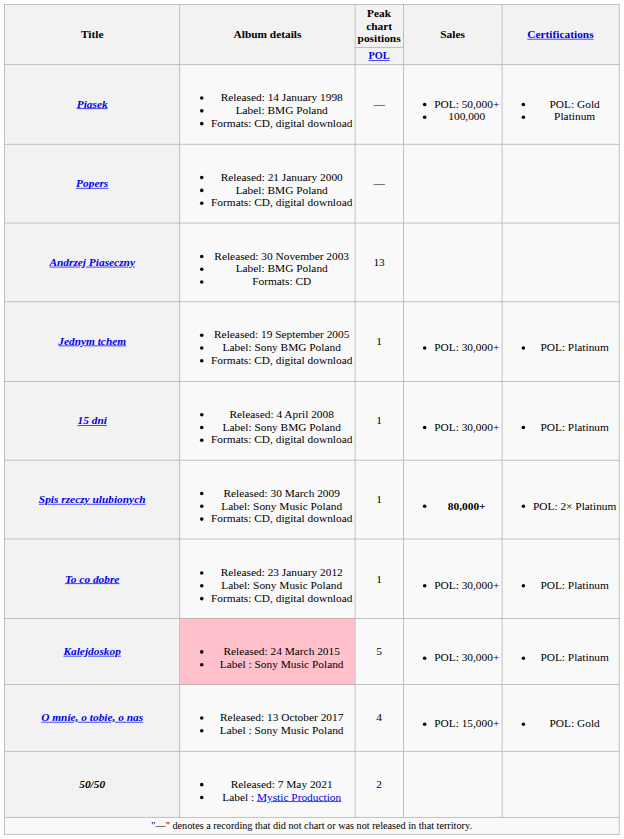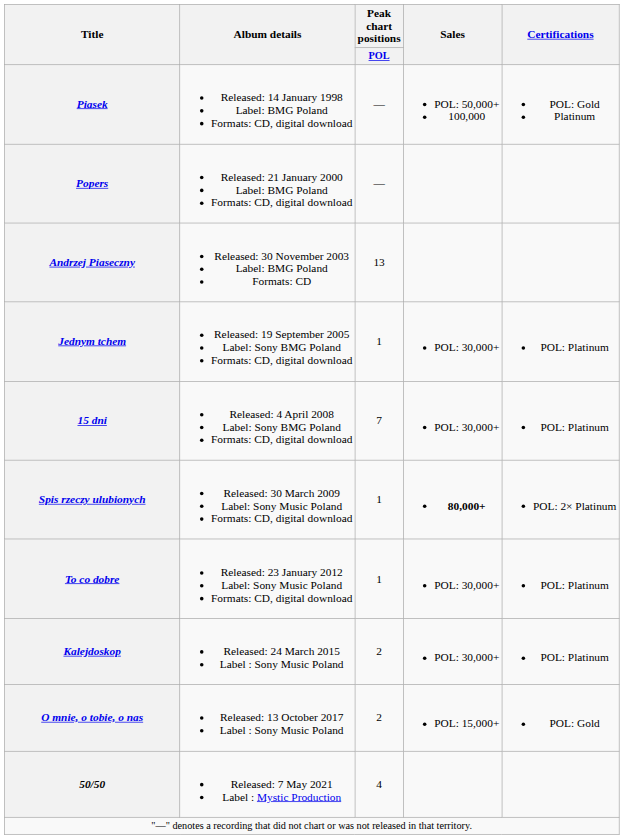(379, 420) 1 -> (379, 420) 7
(267, 658) pink background -> (267, 658) no background
(379, 651) 5 -> (379, 651) 2
(379, 717) 4 -> (379, 717) 2
(379, 784) 2 -> (379, 784) 4
